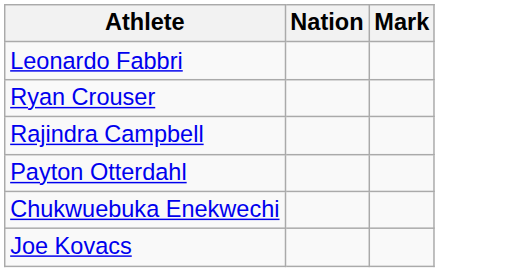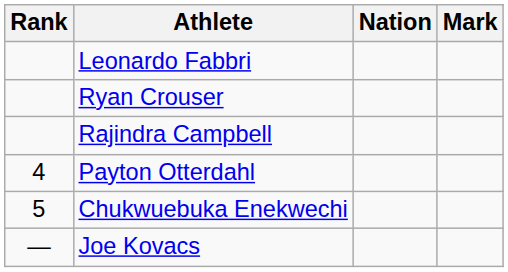+ column: (39, 23)
